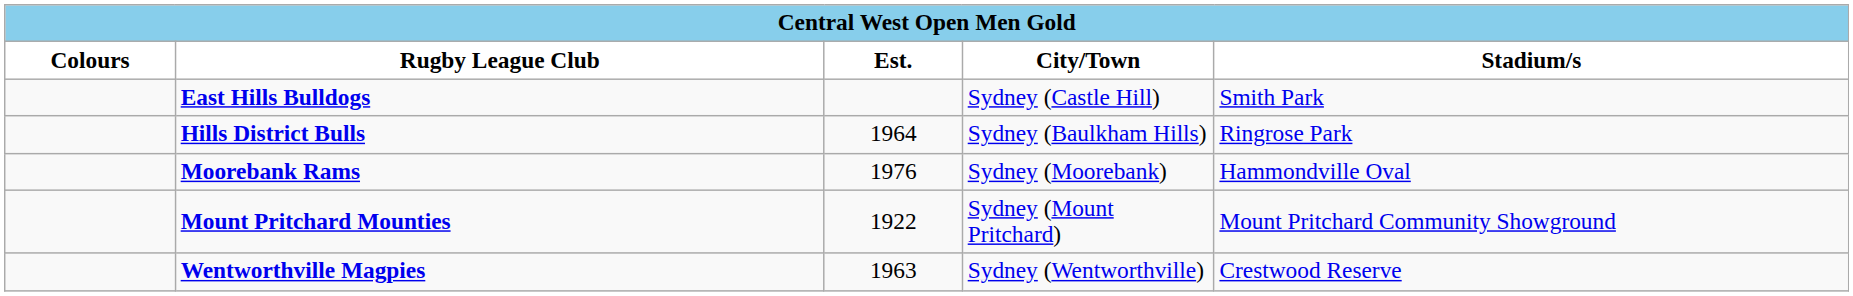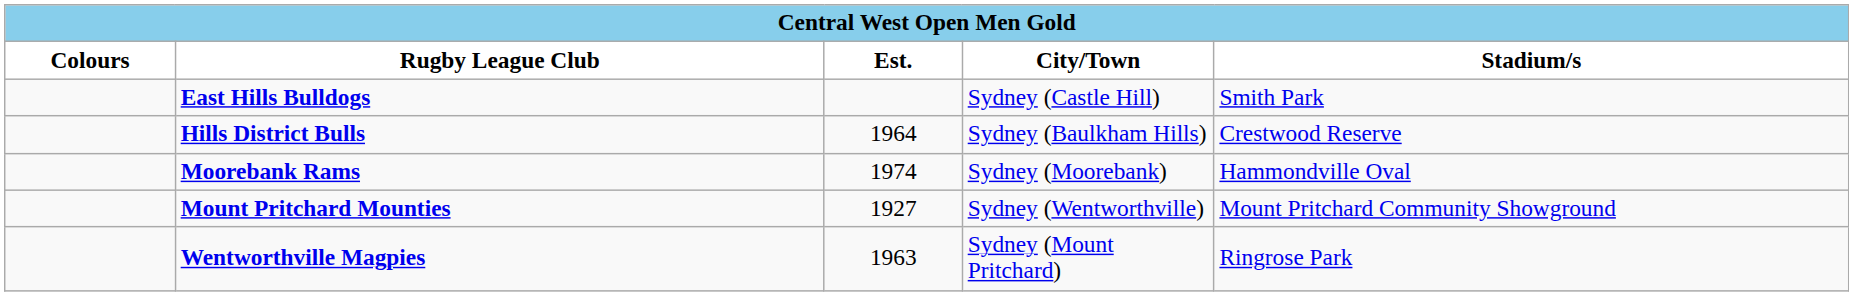(1286, 134) Ringrose Park -> (1311, 134) Crestwood Reserve
(893, 171) 1976 -> (893, 171) 1974
(893, 221) 1922 -> (893, 208) 1927
(1041, 221) Sydney (Mount Pritchard) -> (1086, 208) Sydney (Wentworthville)
(1086, 271) Sydney (Wentworthville) -> (1041, 258) Sydney (Mount Pritchard)
(1311, 271) Crestwood Reserve -> (1286, 258) Ringrose Park
